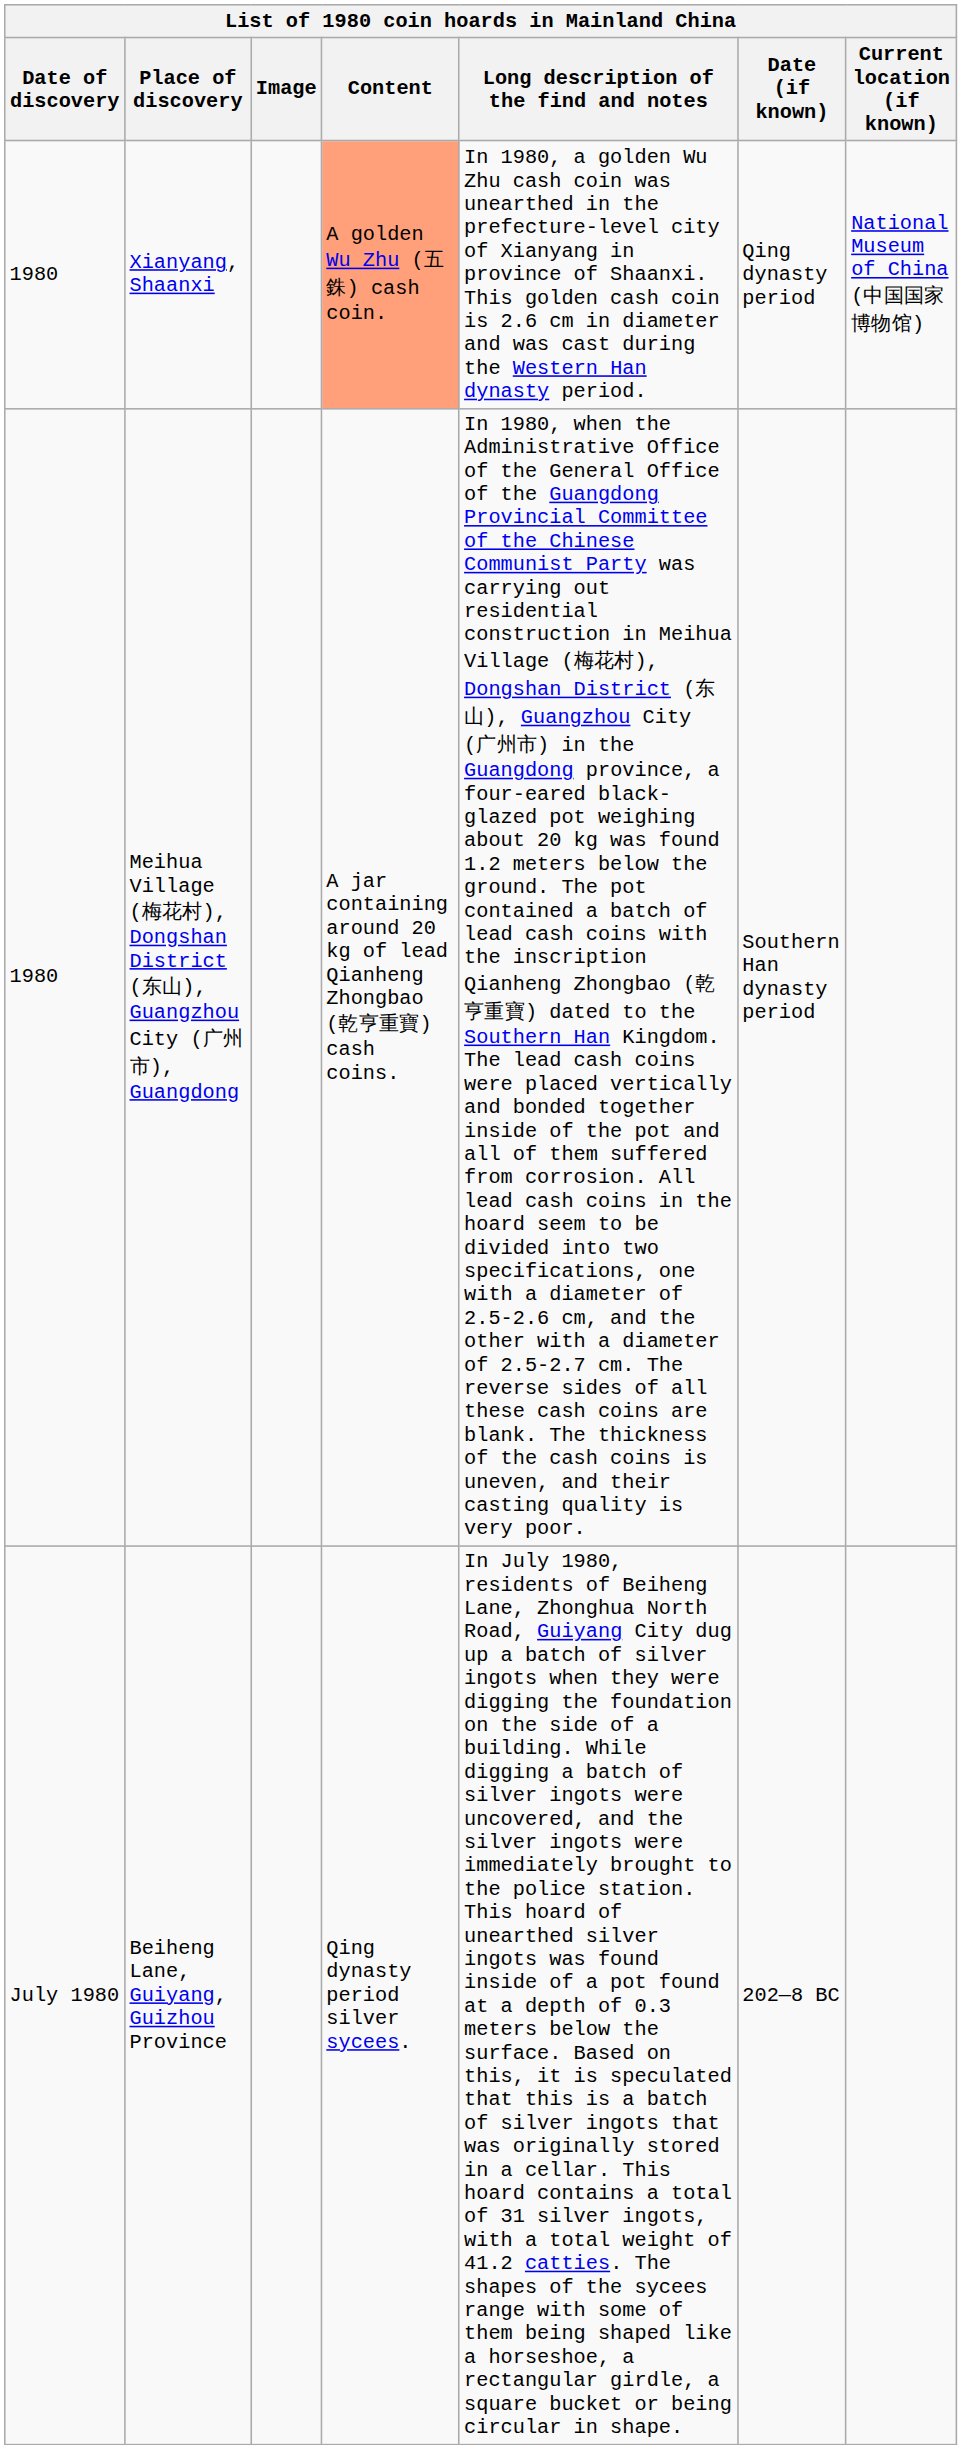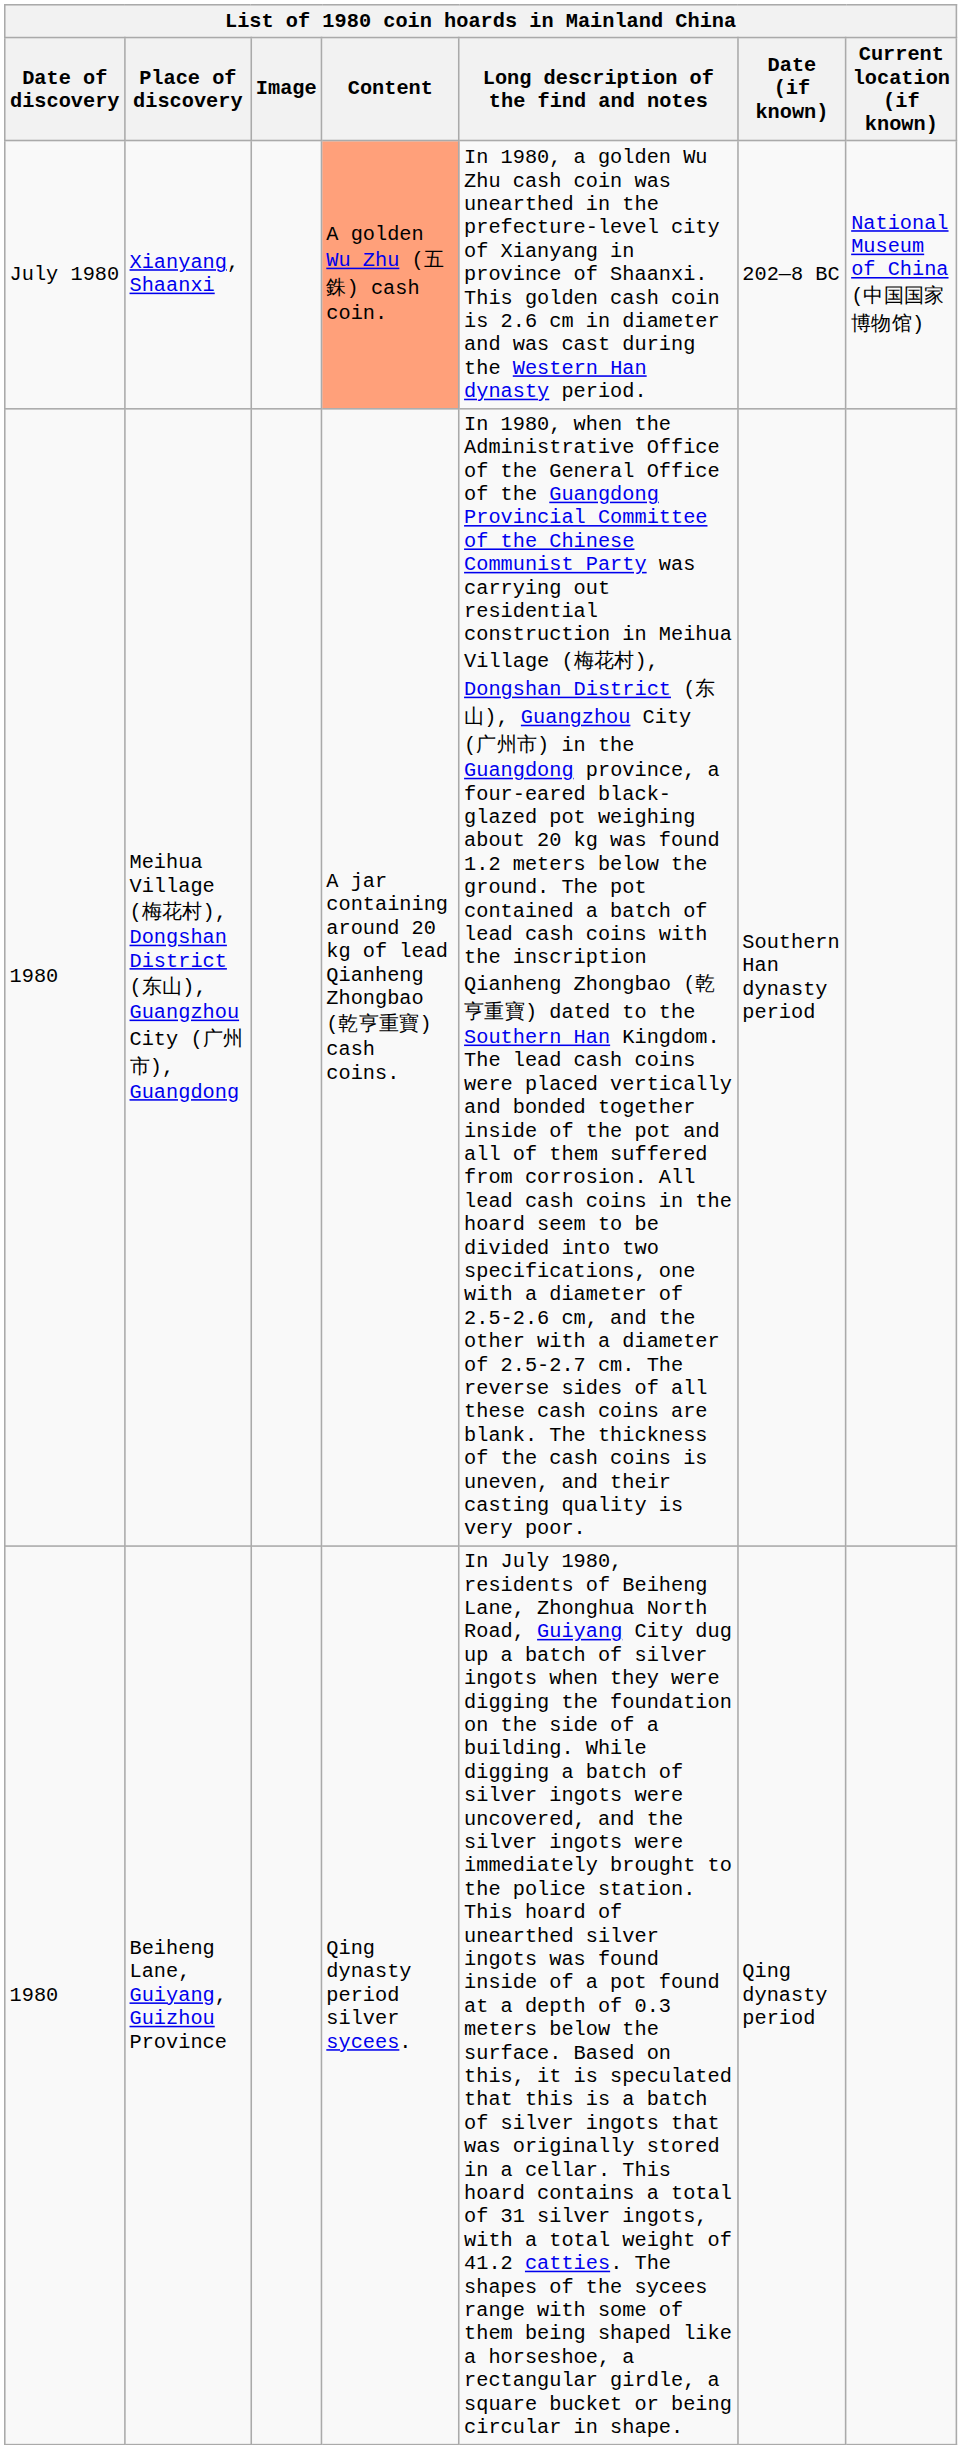(34, 275) 1980 -> (64, 275) July 1980
(785, 275) Qing dynasty period -> (791, 275) 202—8 BC
(64, 1995) July 1980 -> (34, 1995) 1980
(791, 1995) 202—8 BC -> (785, 1995) Qing dynasty period
